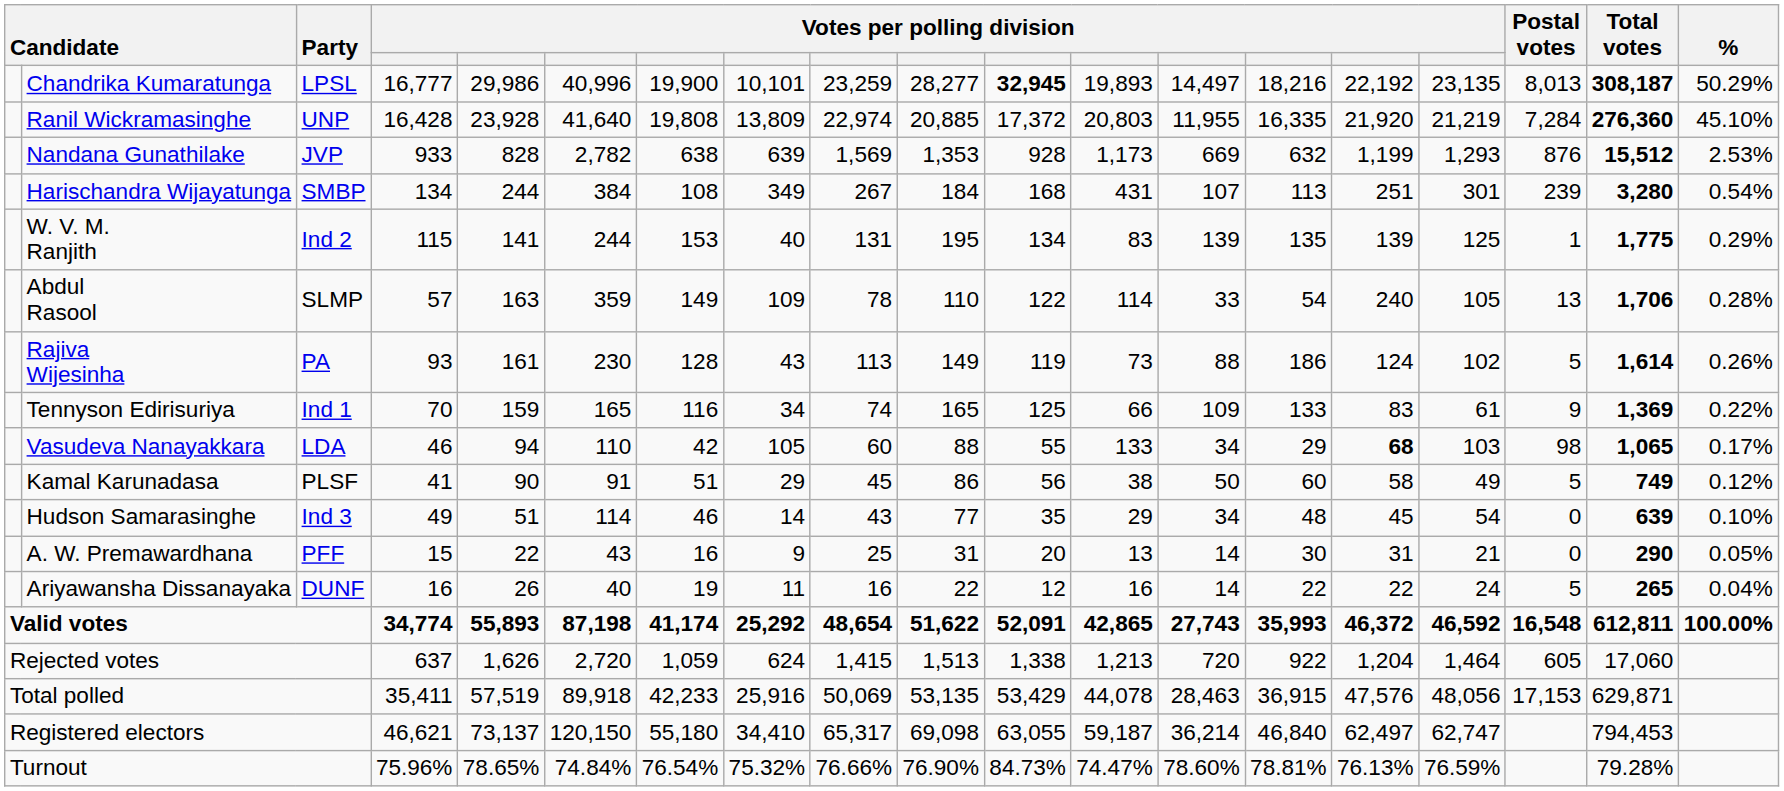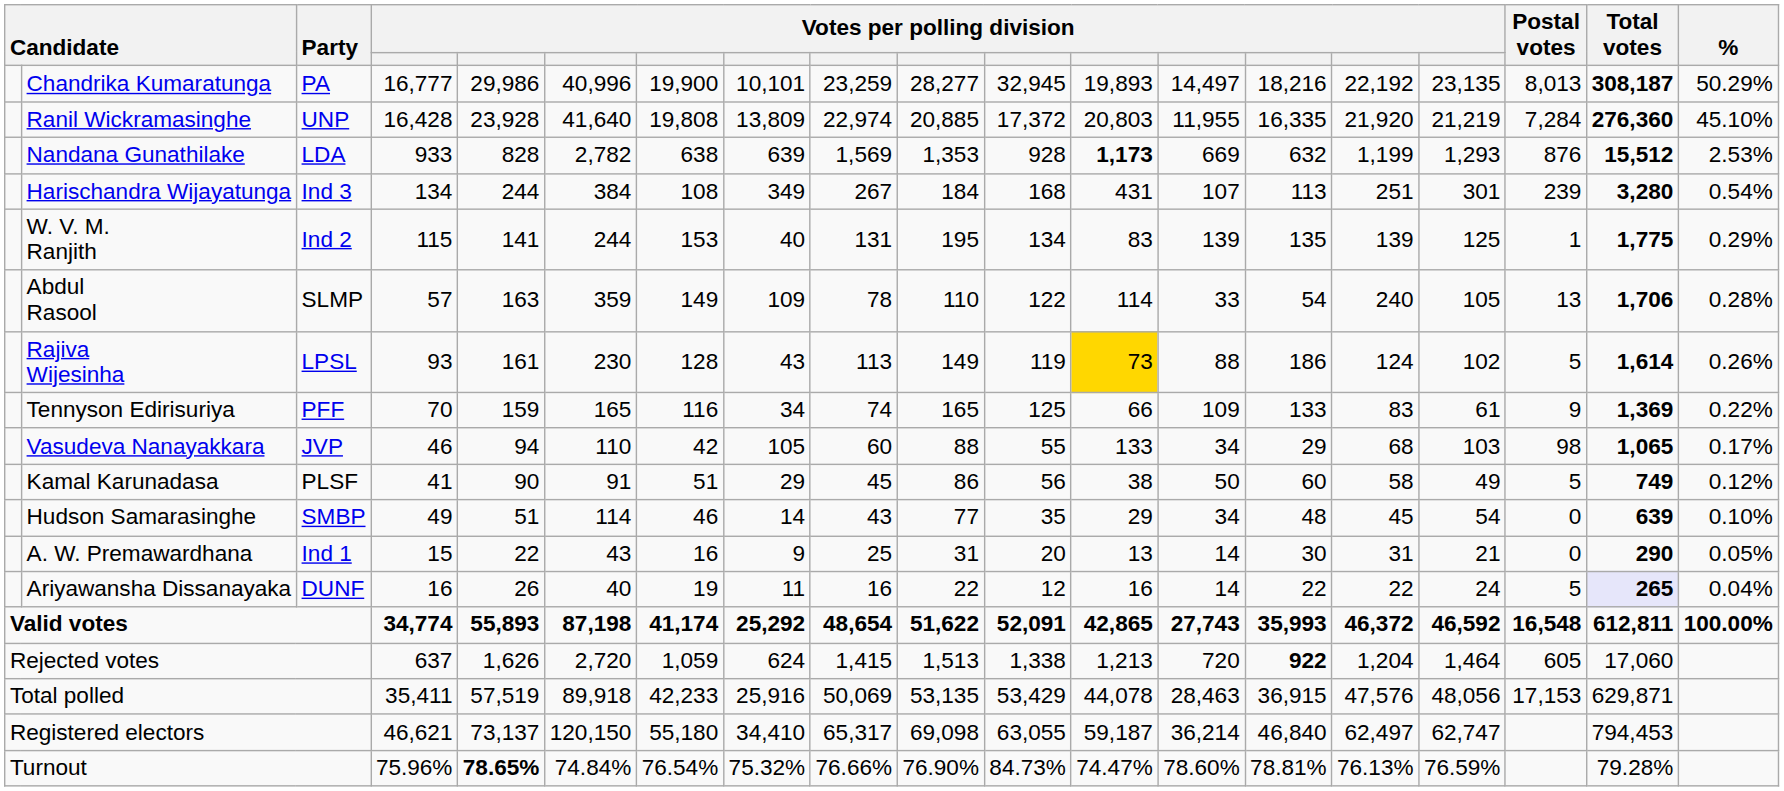(329, 83) LPSL -> (316, 83) PA
(1031, 83) bold -> (1031, 83) normal
(322, 155) JVP -> (324, 155) LDA
(1125, 155) normal -> (1125, 155) bold
(334, 190) SMBP -> (327, 190) Ind 3
(316, 361) PA -> (329, 361) LPSL
(1140, 361) no background -> (1140, 361) gold background
(327, 410) Ind 1 -> (323, 410) PFF
(324, 445) LDA -> (322, 445) JVP
(1401, 445) bold -> (1401, 445) normal
(327, 517) Ind 3 -> (334, 517) SMBP
(323, 553) PFF -> (327, 553) Ind 1
(1654, 589) no background -> (1654, 589) lavender background
(1308, 660) normal -> (1308, 660) bold
(501, 767) normal -> (501, 767) bold
